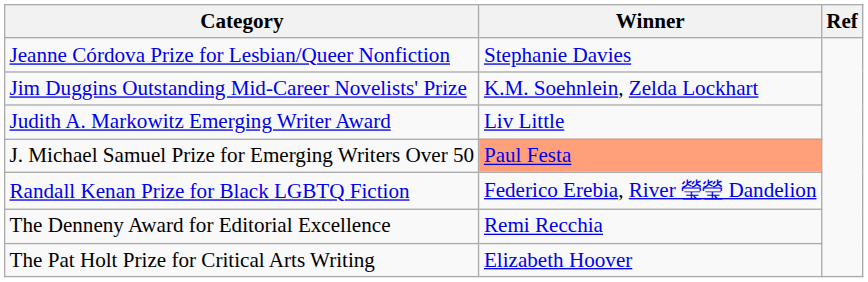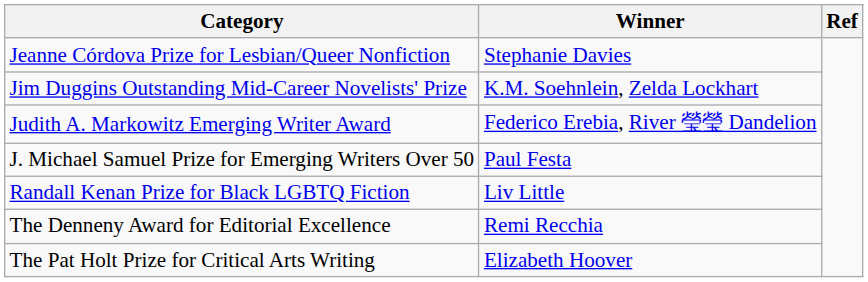(524, 121) Liv Little -> (650, 123) Federico Erebia, River 瑩瑩 Dandelion
(528, 155) lightsalmon background -> (528, 159) no background
(650, 190) Federico Erebia, River 瑩瑩 Dandelion -> (524, 192) Liv Little
